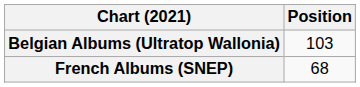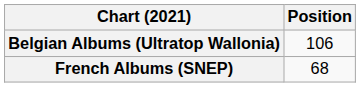(320, 43) 103 -> (320, 43) 106
